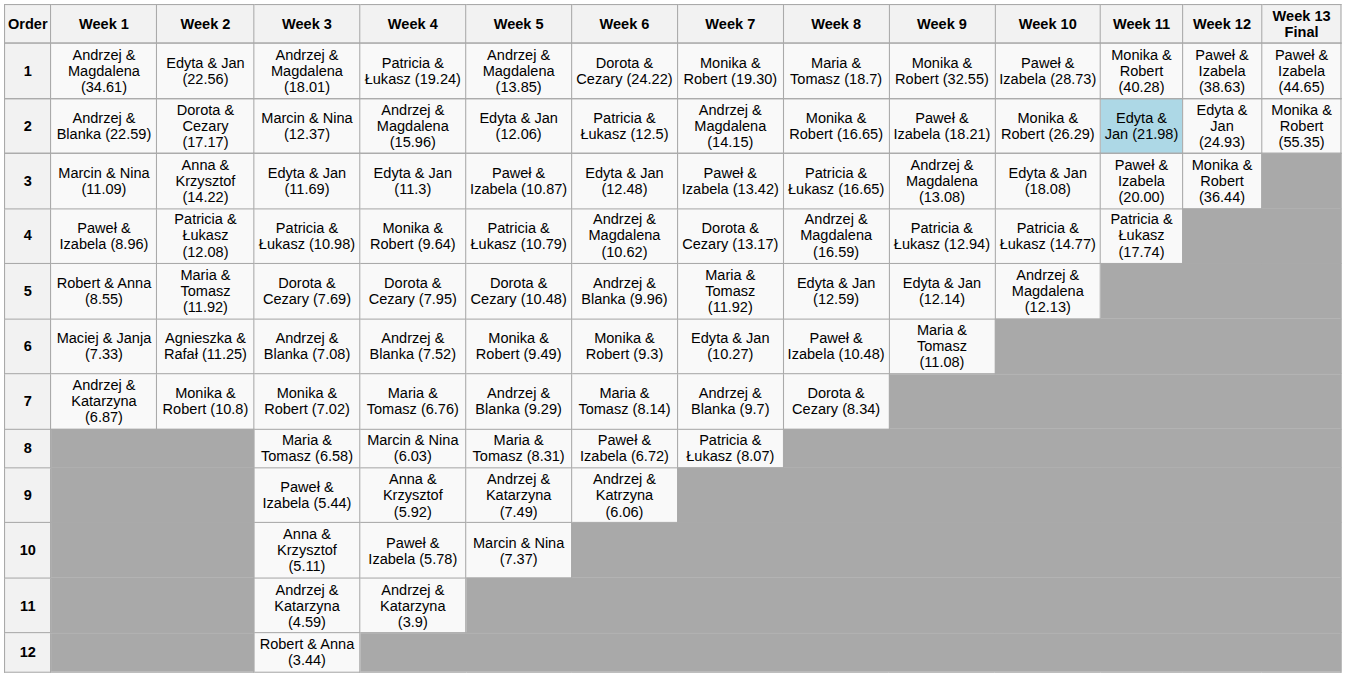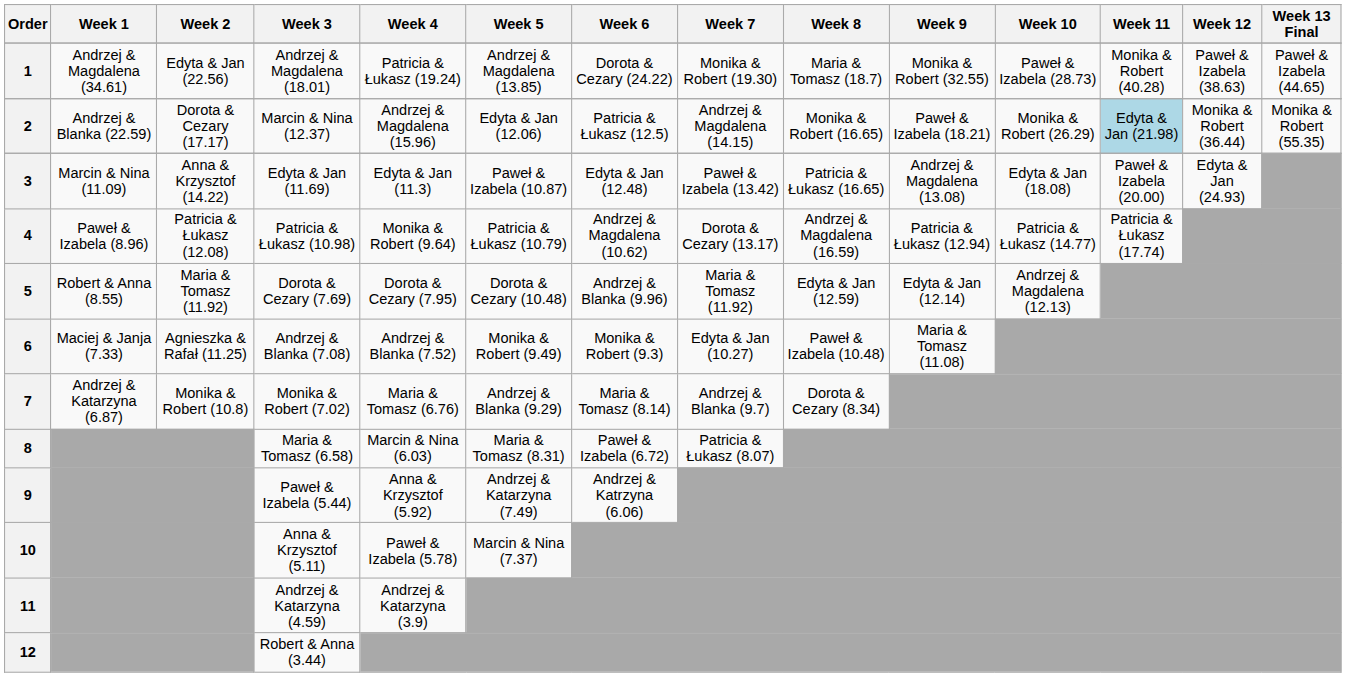(1222, 126) Edyta & Jan (24.93) -> (1222, 126) Monika & Robert (36.44)
(1222, 181) Monika & Robert (36.44) -> (1222, 181) Edyta & Jan (24.93)
